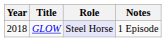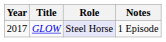(17, 28) 2018 -> (17, 28) 2017
